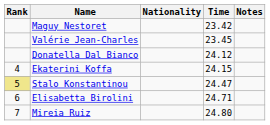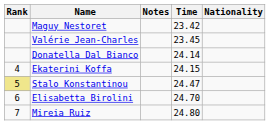columns swapped: (172, 12) <-> (249, 12)
(219, 55) 24.12 -> (187, 55) 24.14
(219, 98) 24.71 -> (187, 98) 24.70
